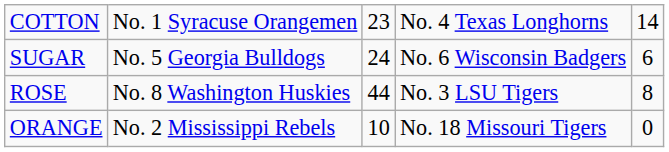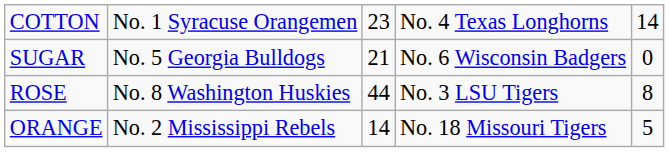(379, 57) 24 -> (379, 57) 21
(647, 57) 6 -> (647, 57) 0
(379, 127) 10 -> (379, 127) 14
(647, 127) 0 -> (647, 127) 5
